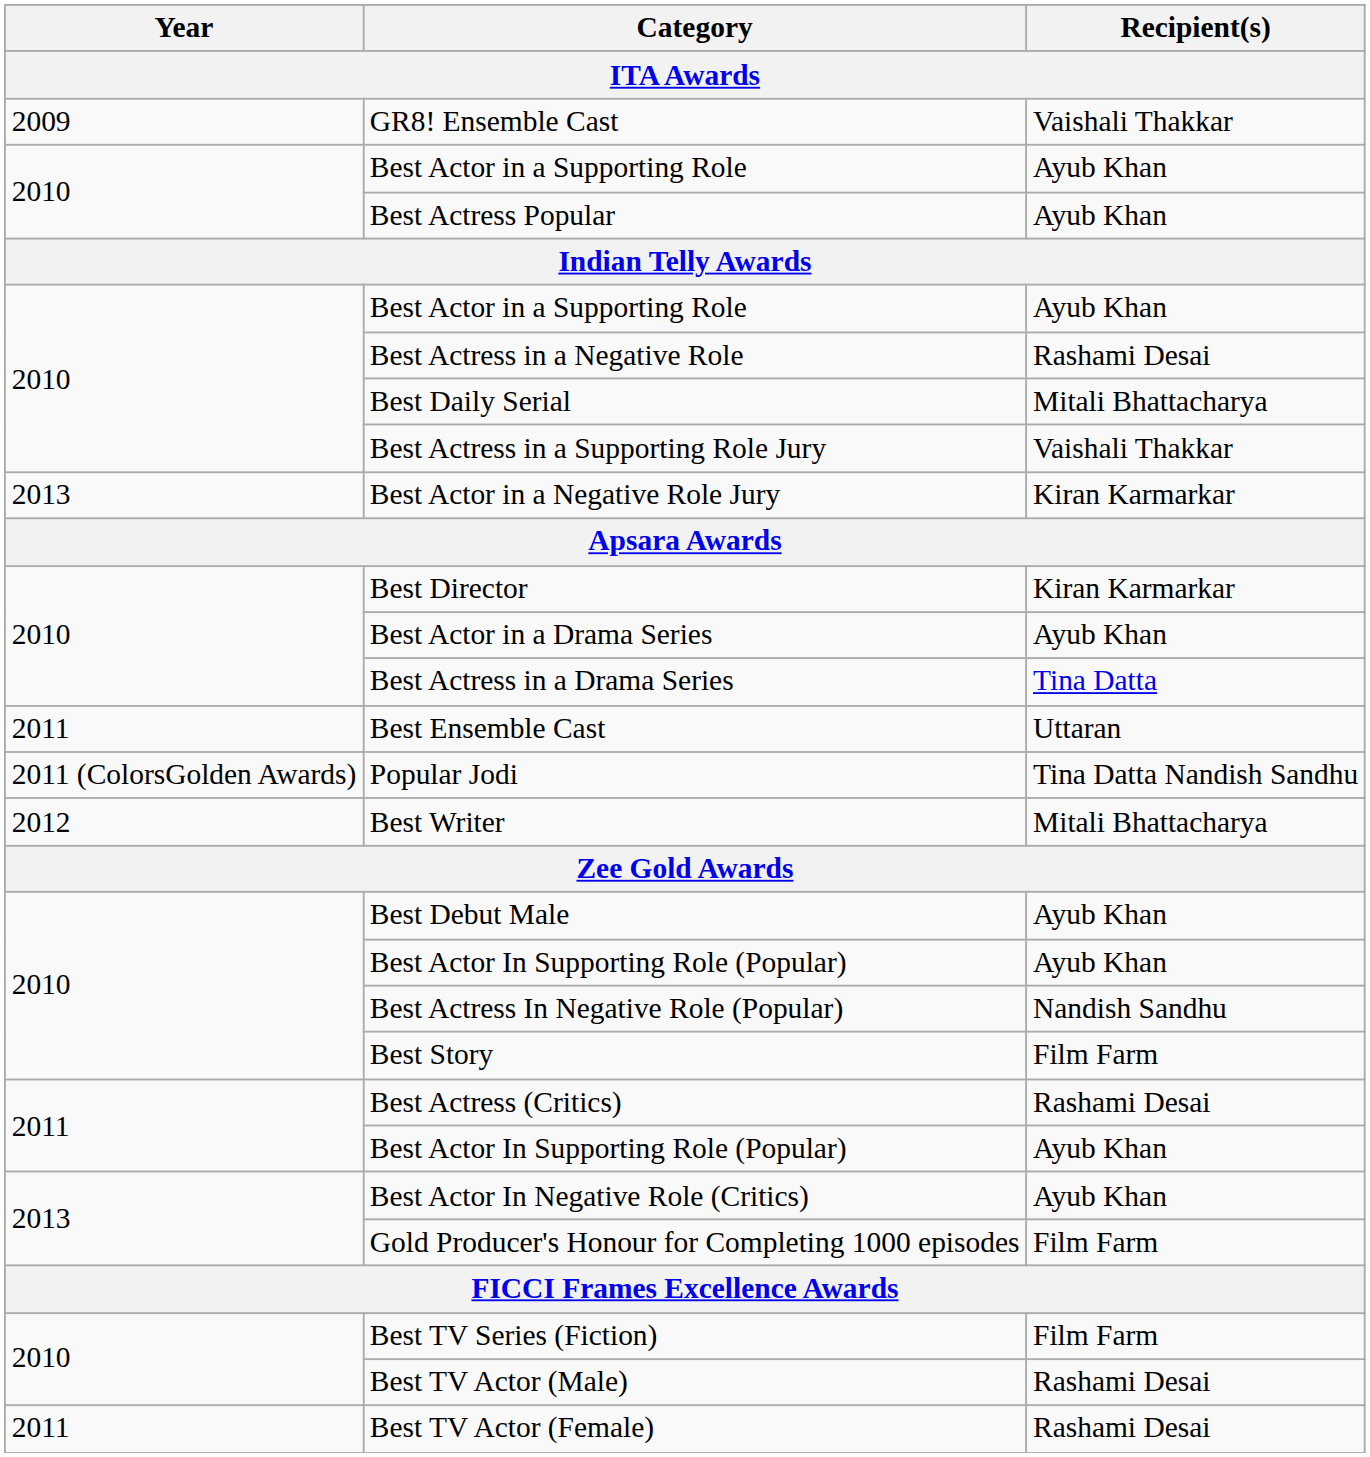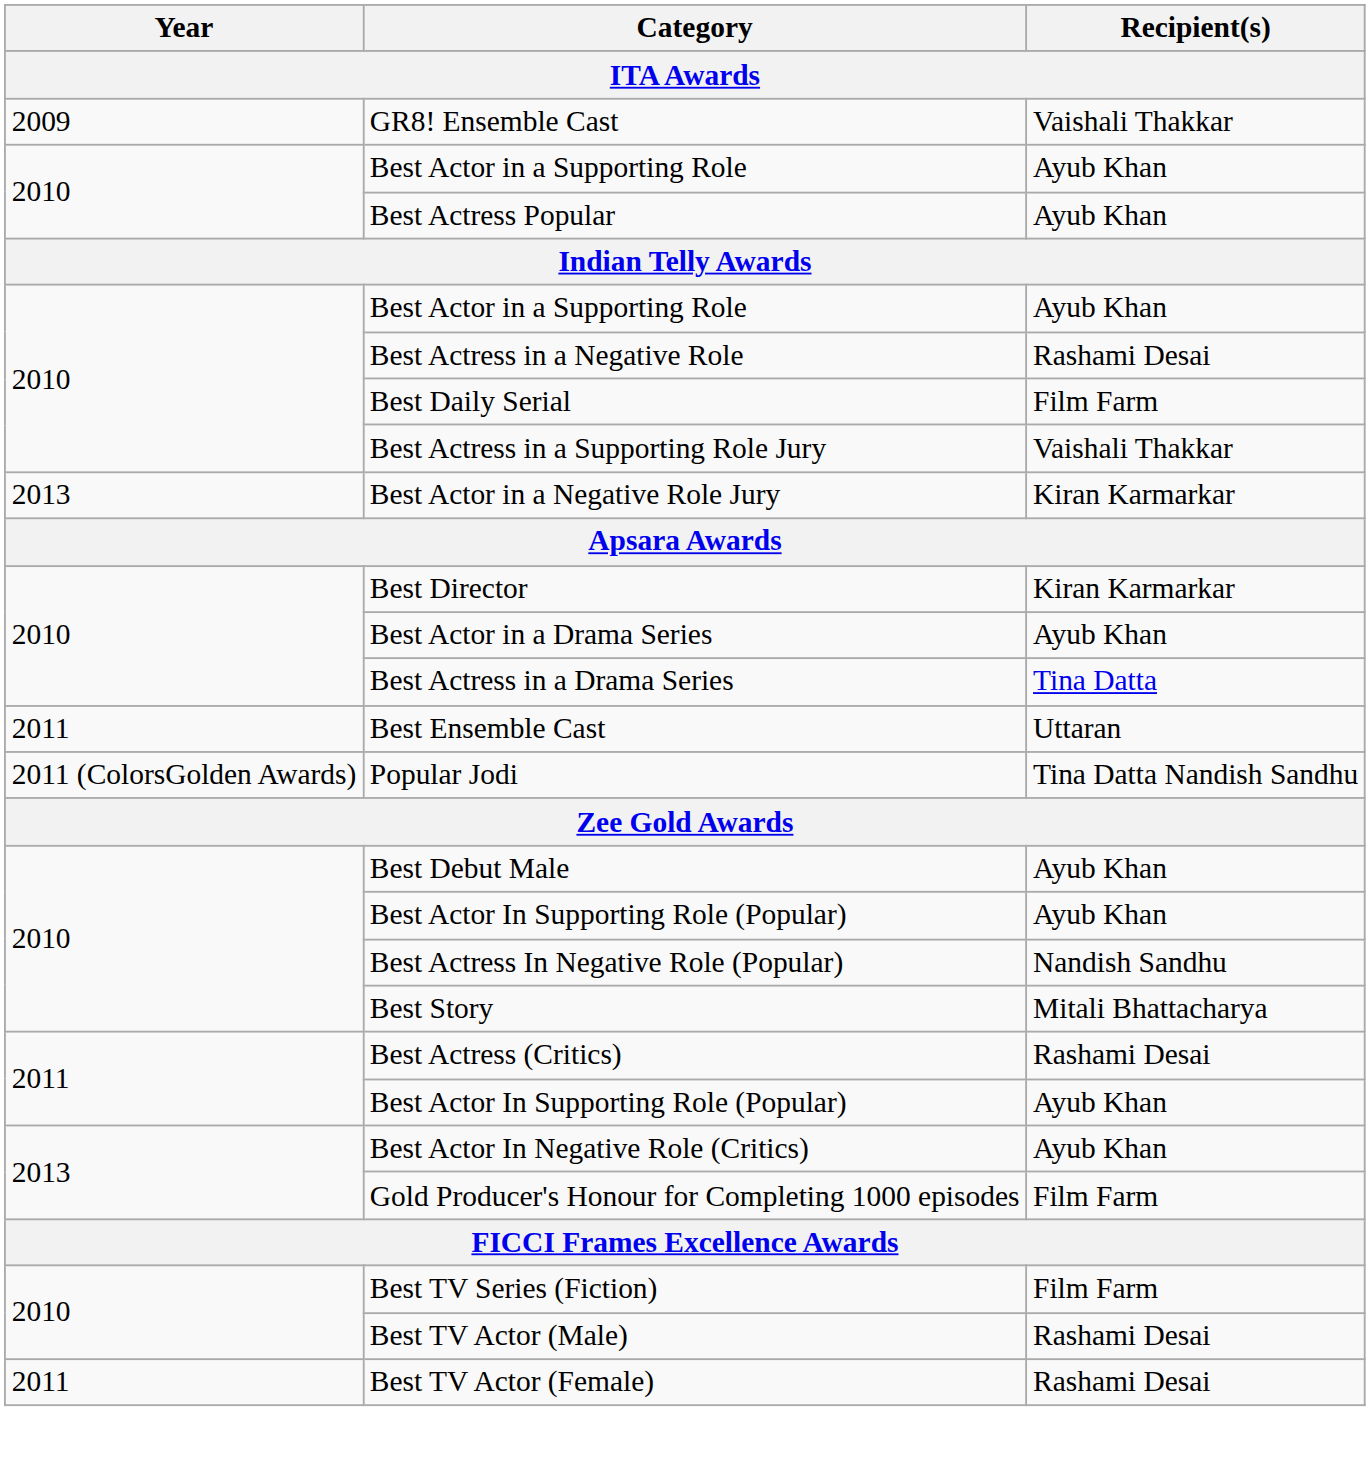(1150, 401) Mitali Bhattacharya -> (1096, 401) Film Farm
- row: (41, 821)
(1096, 1055) Film Farm -> (1150, 1008) Mitali Bhattacharya
